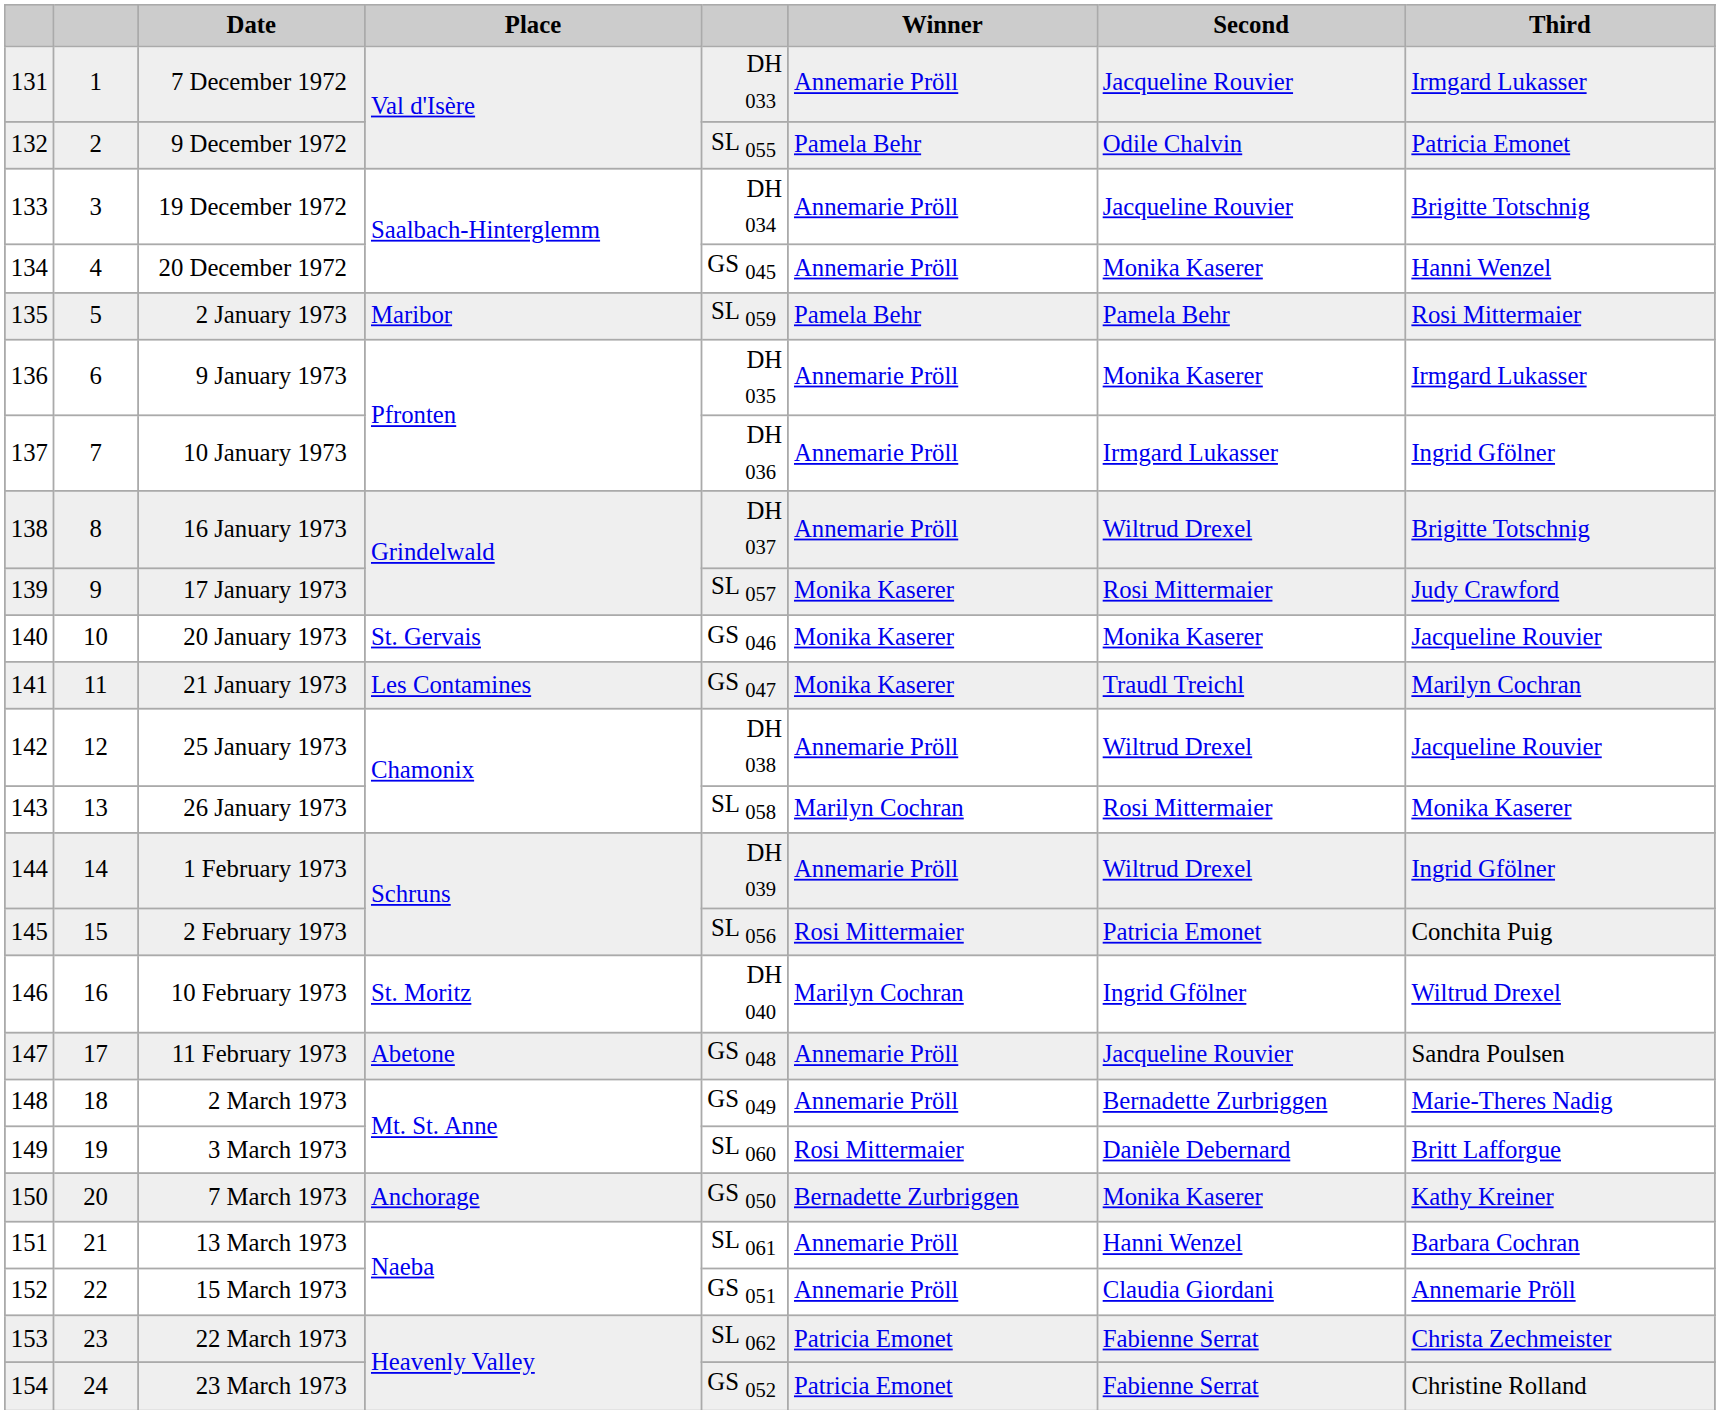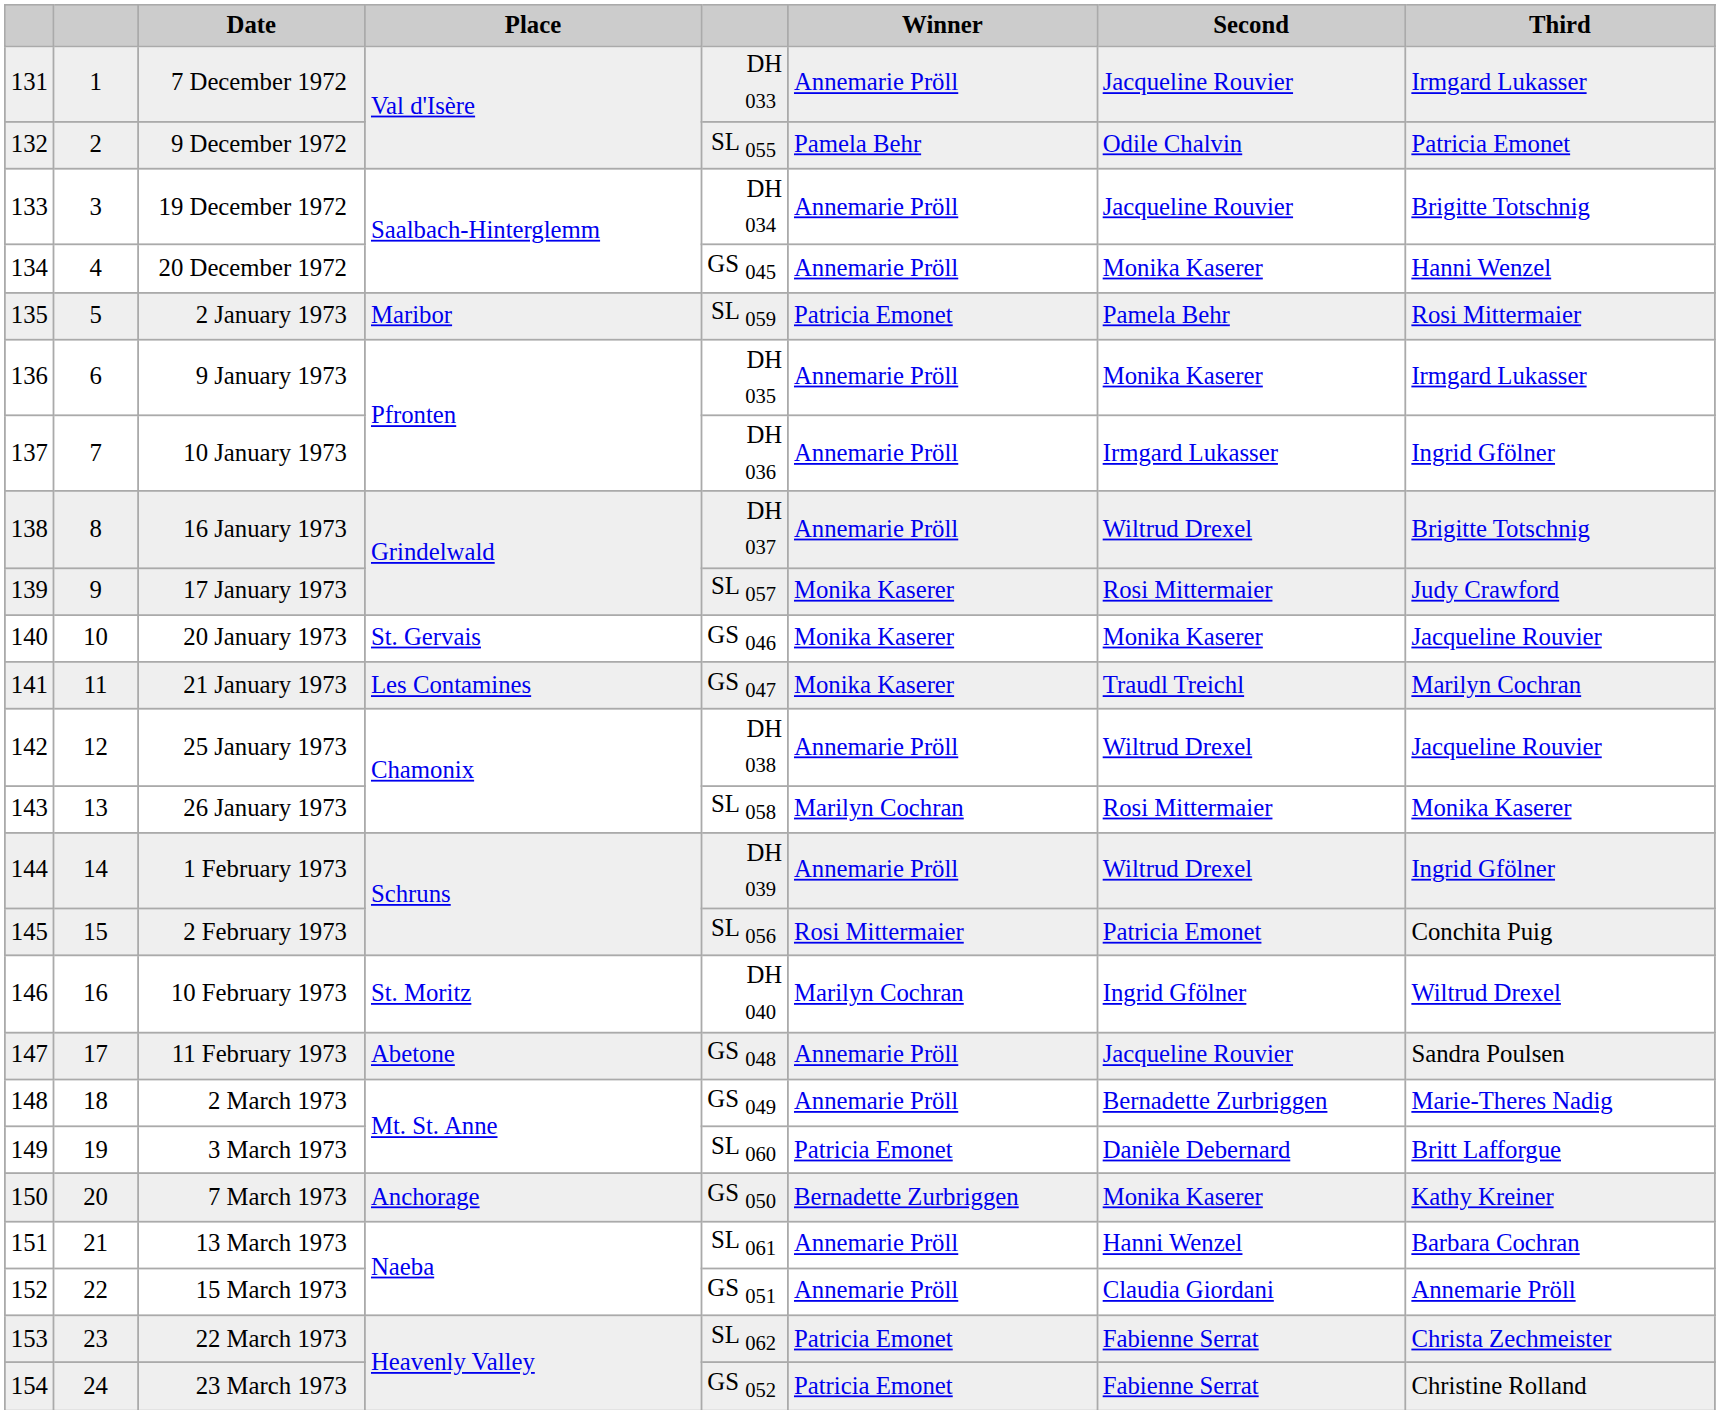(858, 314) Pamela Behr -> (873, 314) Patricia Emonet
(879, 1149) Rosi Mittermaier -> (873, 1149) Patricia Emonet
